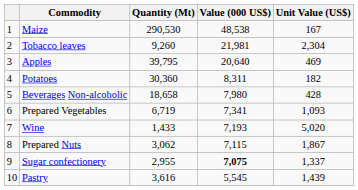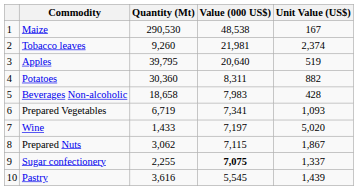(313, 45) 2,304 -> (313, 45) 2,374
(313, 62) 469 -> (313, 62) 519
(313, 78) 182 -> (313, 78) 882
(235, 95) 7,980 -> (235, 95) 7,983
(235, 128) 7,193 -> (235, 128) 7,197
(163, 161) 2,955 -> (163, 161) 2,255
